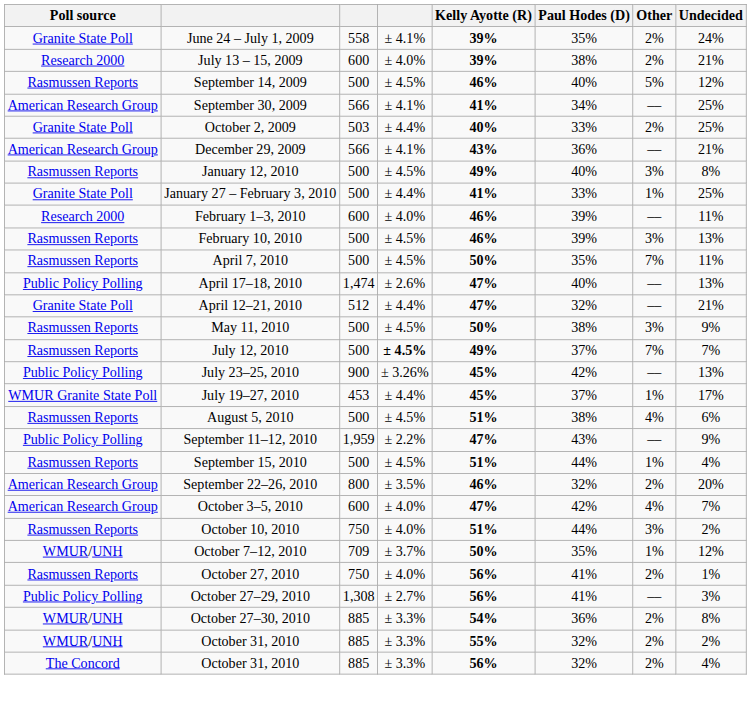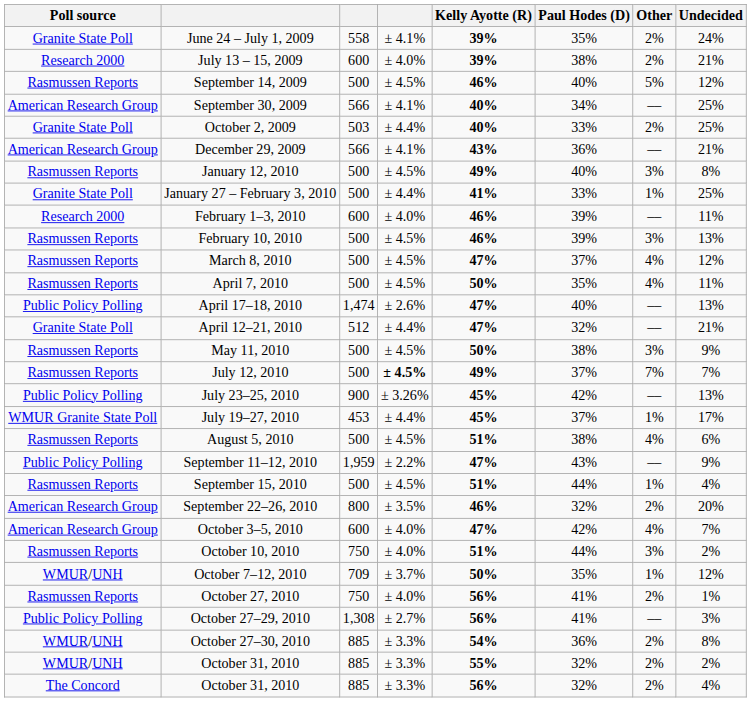(483, 104) 41% -> (483, 104) 40%
+ row: (83, 261)
(654, 261) 7% -> (654, 283) 4%
